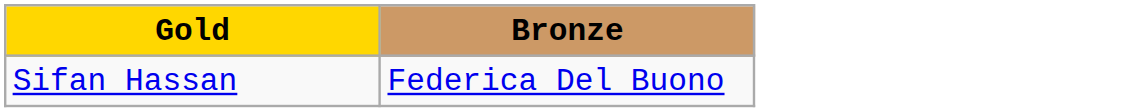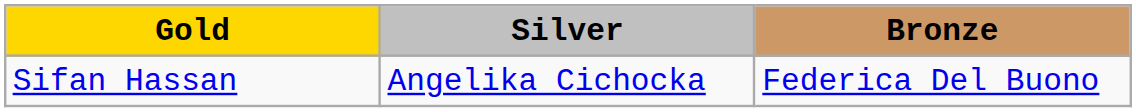+ column: (567, 31)
